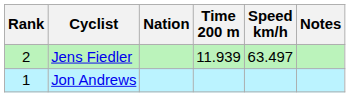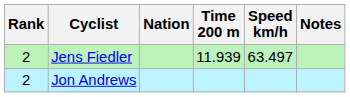(26, 80) 1 -> (26, 80) 2
